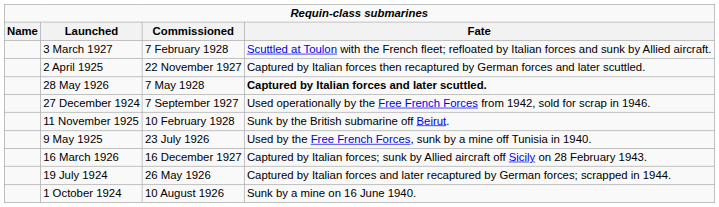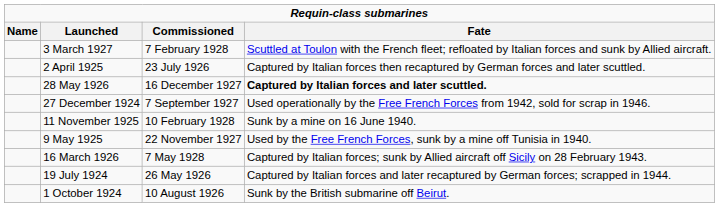(193, 67) 22 November 1927 -> (177, 67) 23 July 1926
(175, 85) 7 May 1928 -> (193, 85) 16 December 1927
(348, 121) Sunk by the British submarine off Beirut. -> (332, 121) Sunk by a mine on 16 June 1940.
(177, 139) 23 July 1926 -> (193, 139) 22 November 1927
(193, 157) 16 December 1927 -> (175, 157) 7 May 1928
(332, 193) Sunk by a mine on 16 June 1940. -> (348, 193) Sunk by the British submarine off Beirut.
